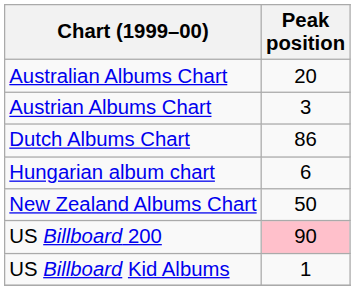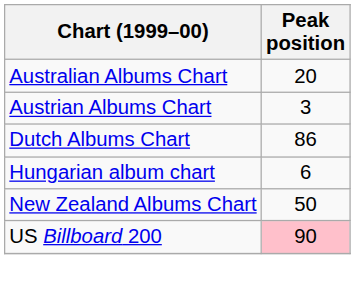- row: (119, 269)
